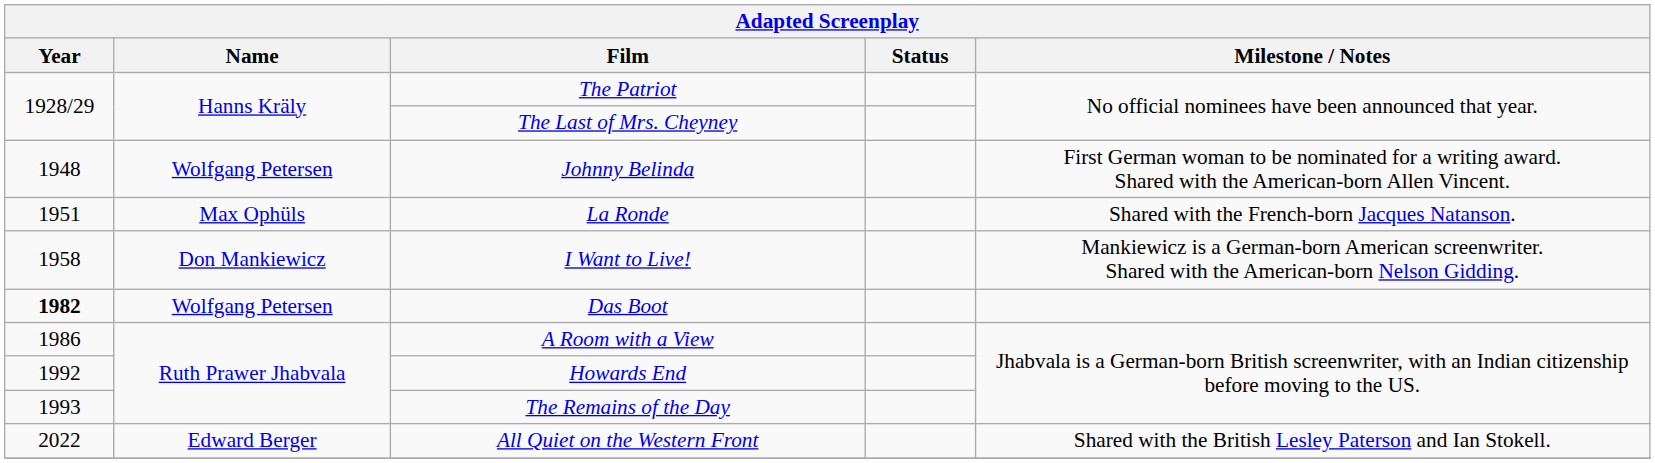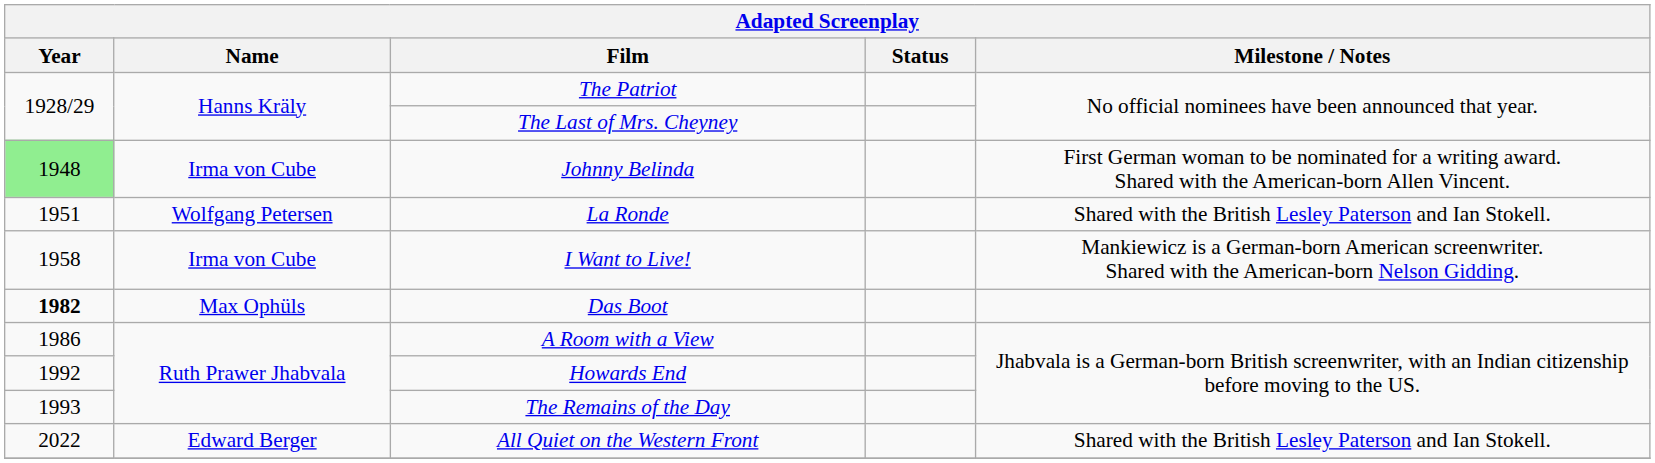(59, 168) no background -> (59, 168) lightgreen background
(252, 168) Wolfgang Petersen -> (252, 168) Irma von Cube
(252, 214) Max Ophüls -> (252, 214) Wolfgang Petersen
(1312, 214) Shared with the French-born Jacques Natanson. -> (1312, 214) Shared with the British Lesley Paterson and Ian Stokell.
(252, 259) Don Mankiewicz -> (252, 259) Irma von Cube
(252, 305) Wolfgang Petersen -> (252, 305) Max Ophüls
